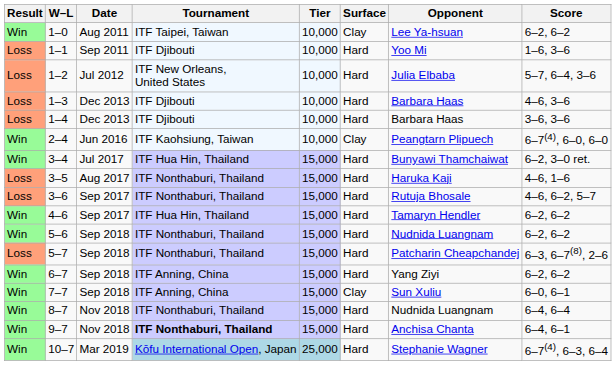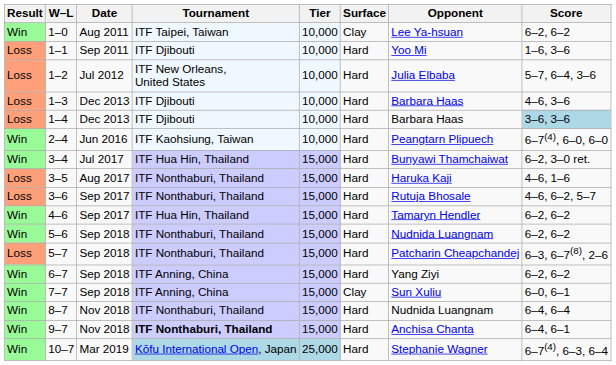(547, 119) no background -> (547, 119) lightblue background
(355, 139) Clay -> (356, 139) Hard
